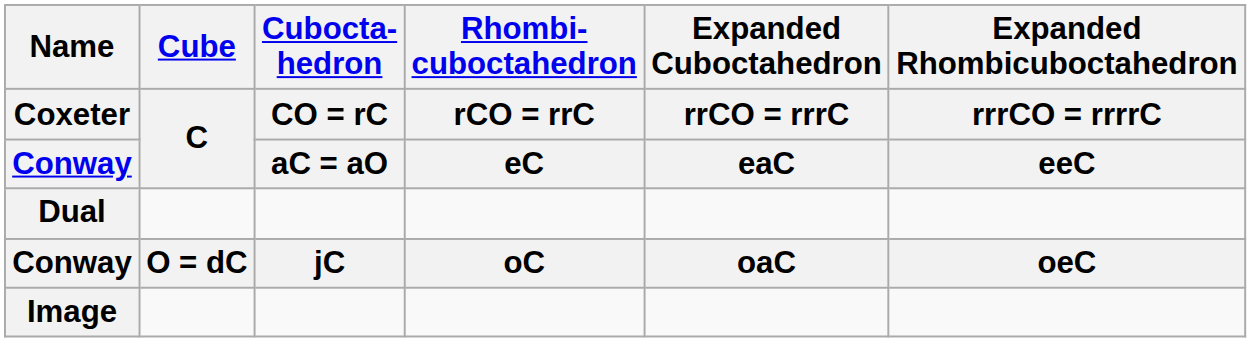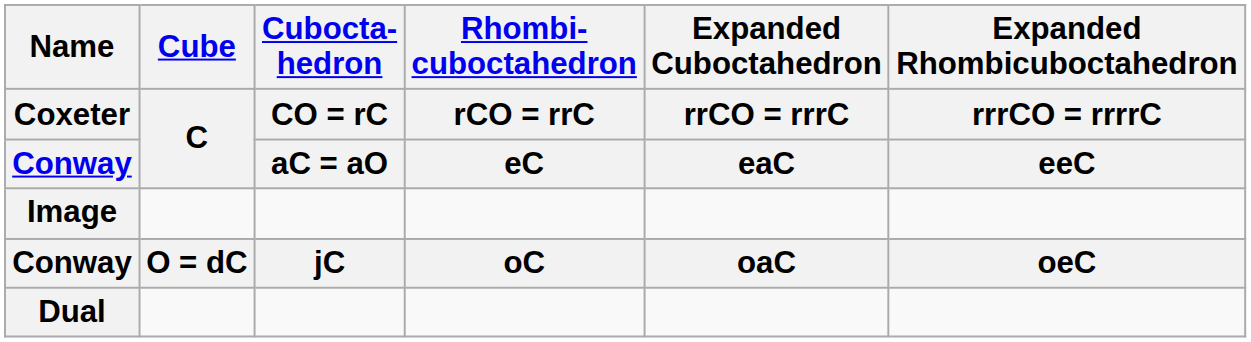rows swapped: (72, 311) <-> (72, 212)
